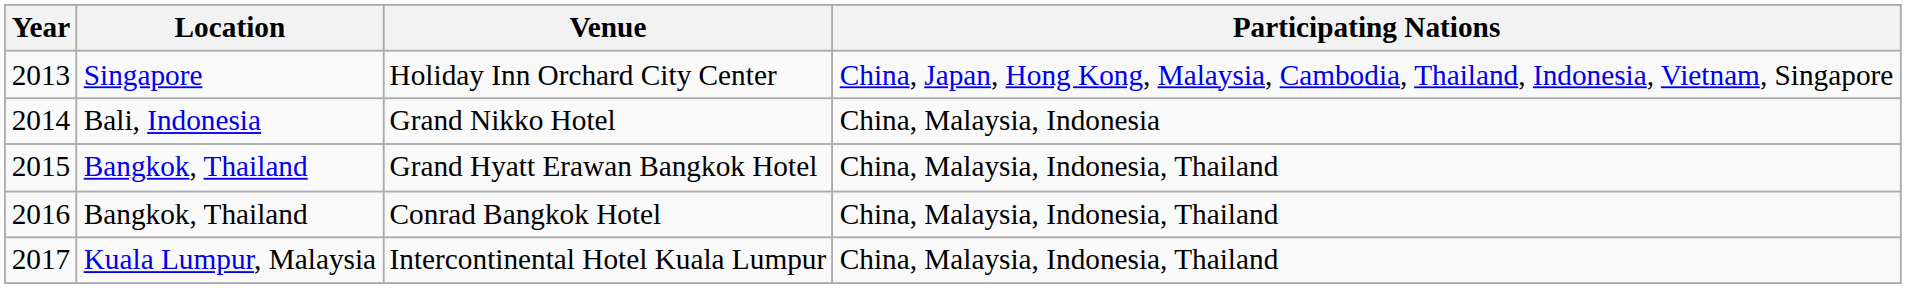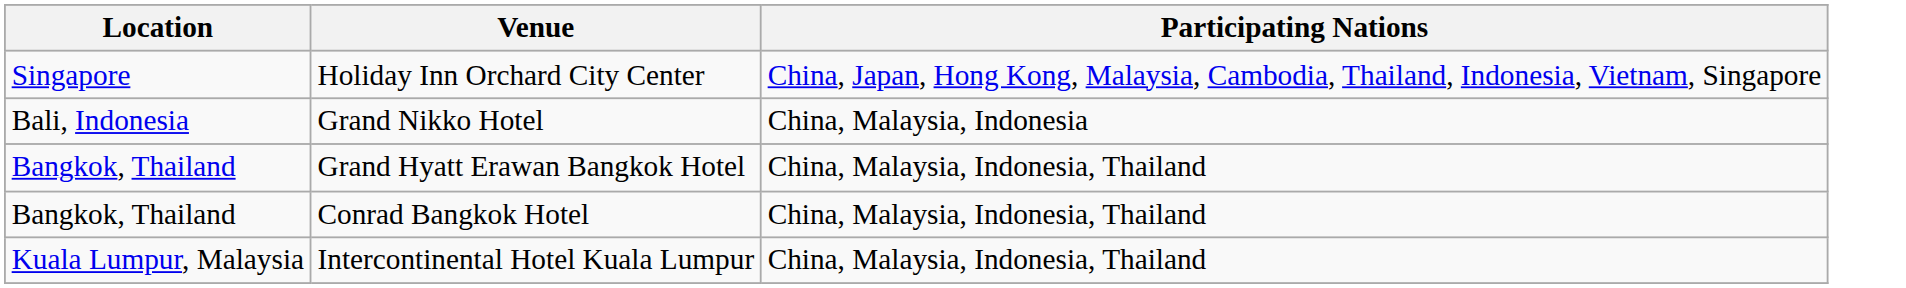- column: (41, 27)
